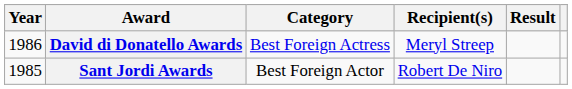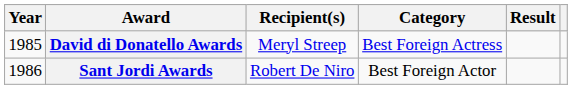columns swapped: (320, 17) <-> (450, 17)
(25, 44) 1986 -> (25, 44) 1985
(25, 71) 1985 -> (25, 71) 1986
